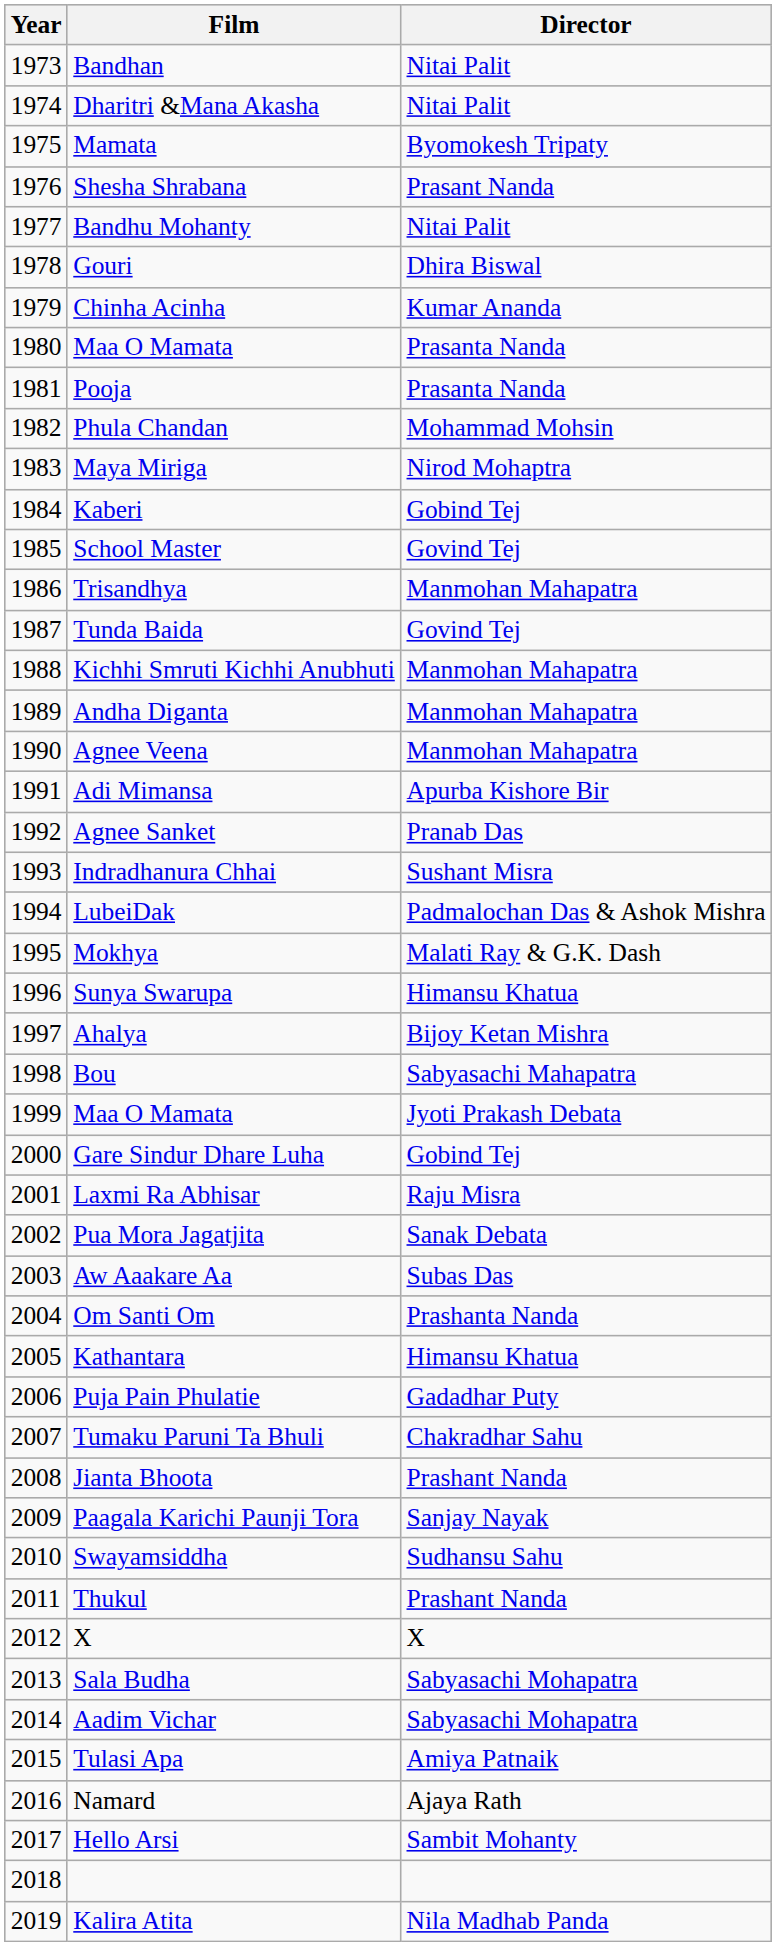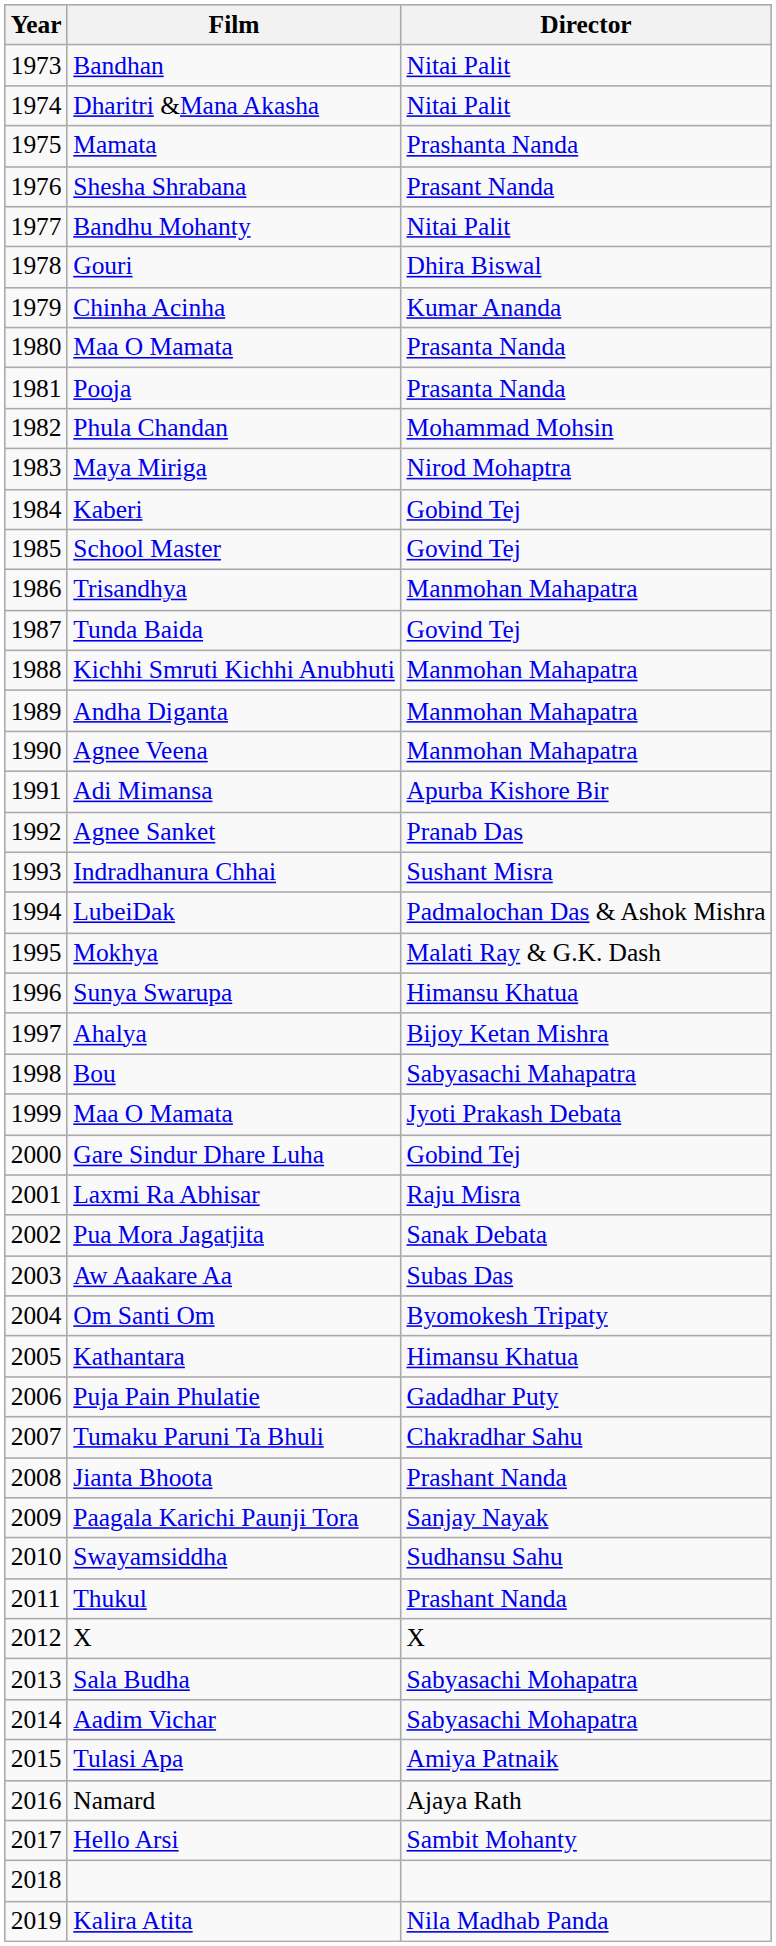(507, 145) Byomokesh Tripaty -> (492, 145) Prashanta Nanda
(492, 1315) Prashanta Nanda -> (507, 1315) Byomokesh Tripaty
